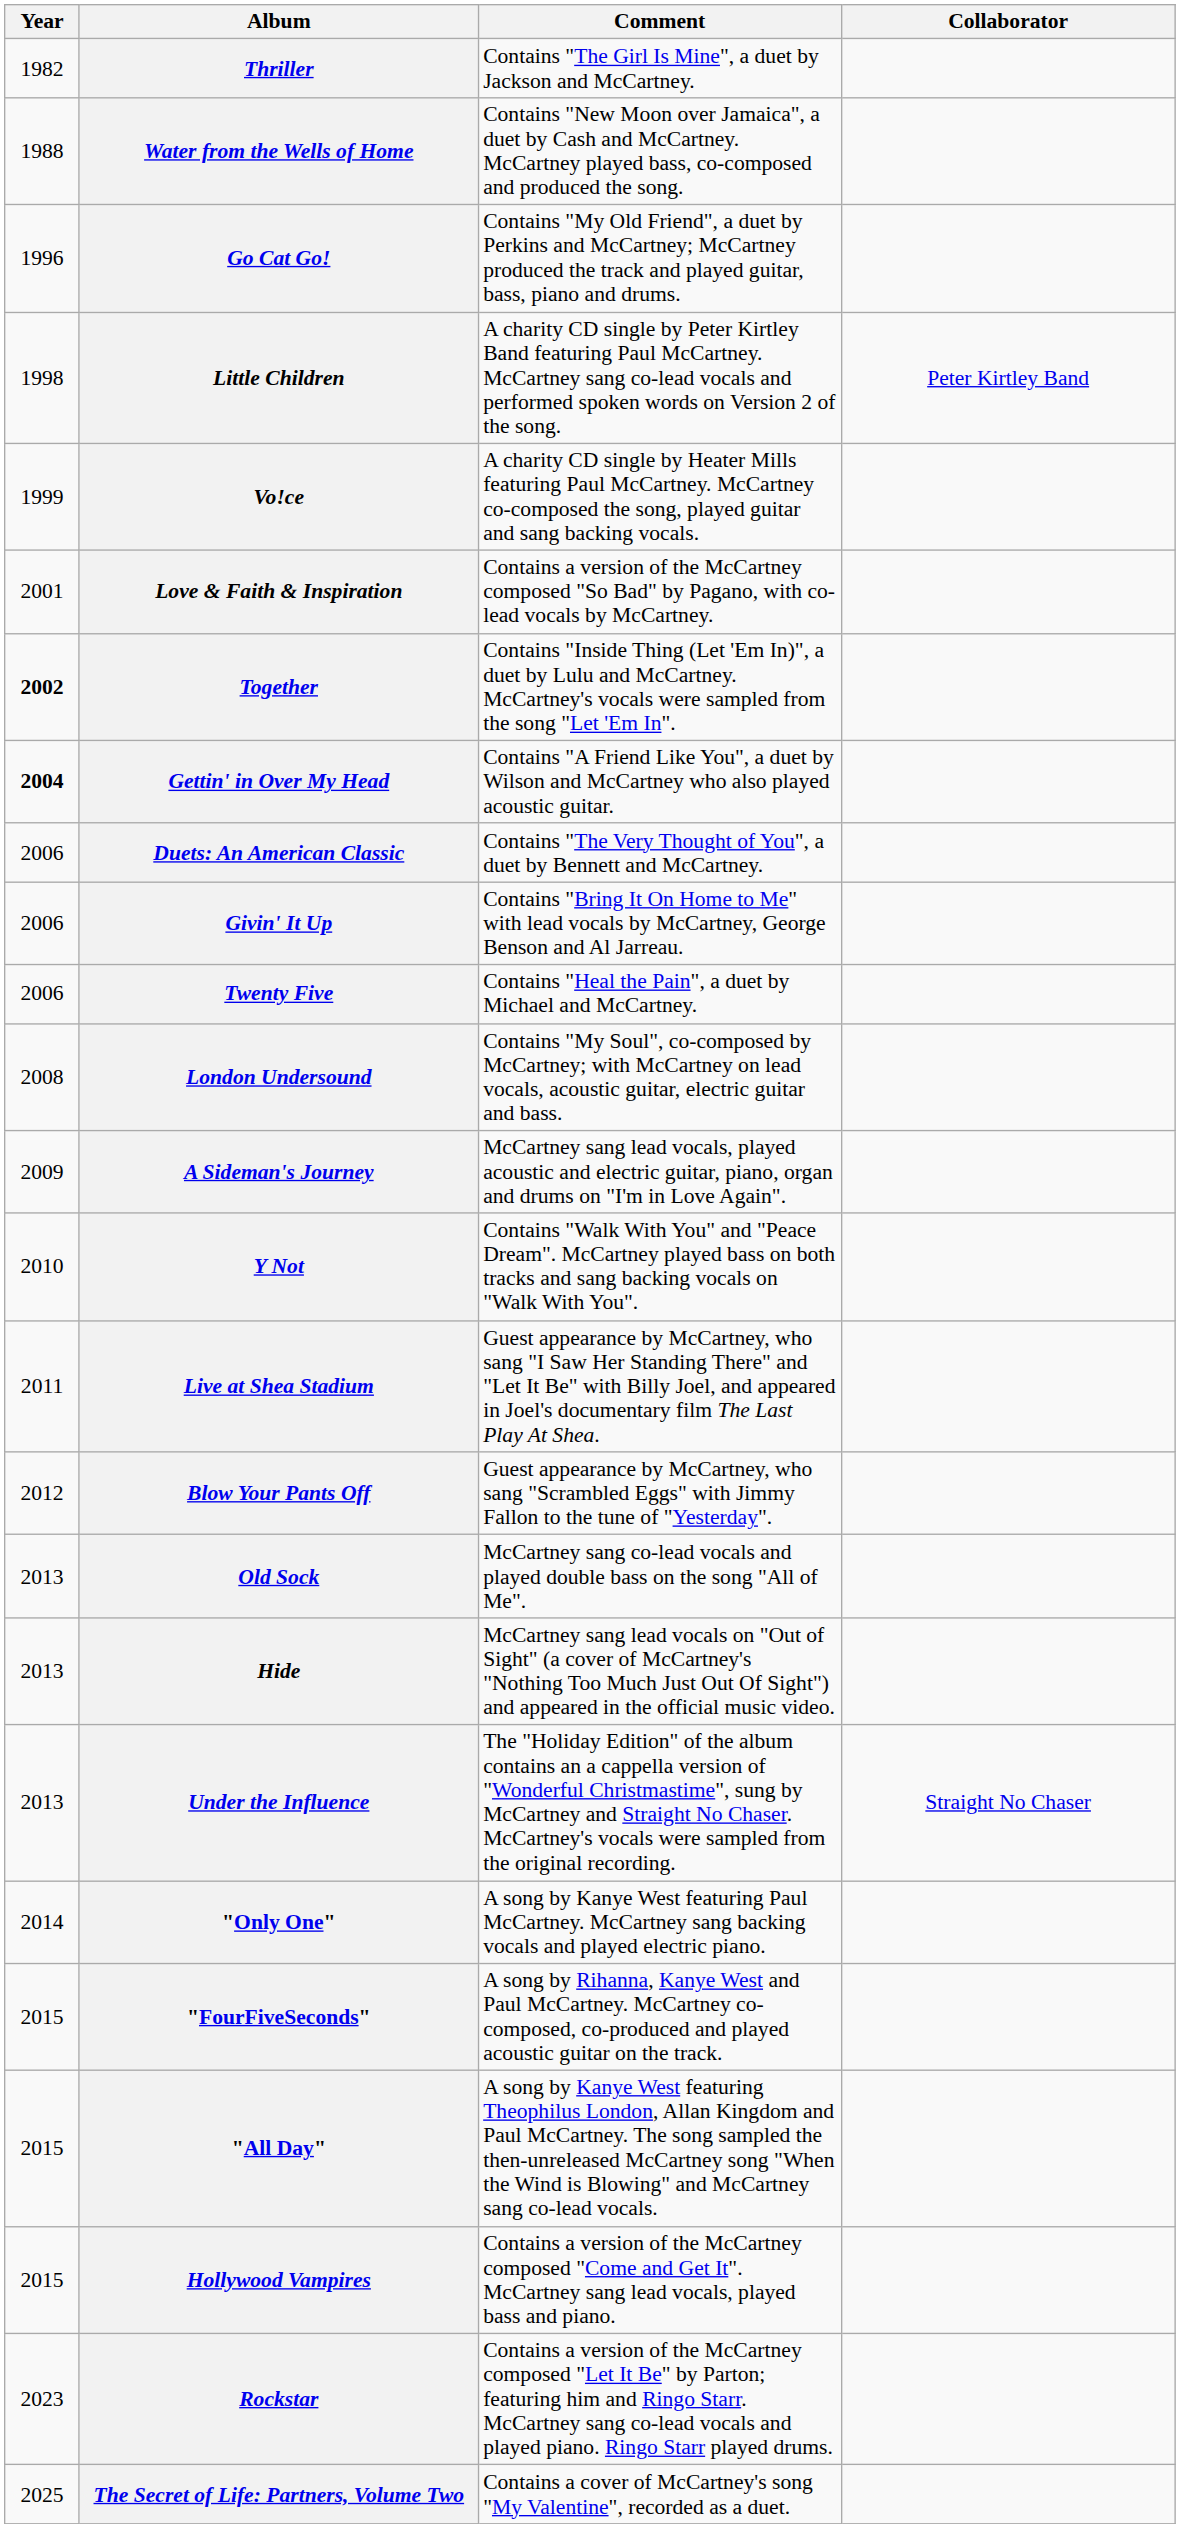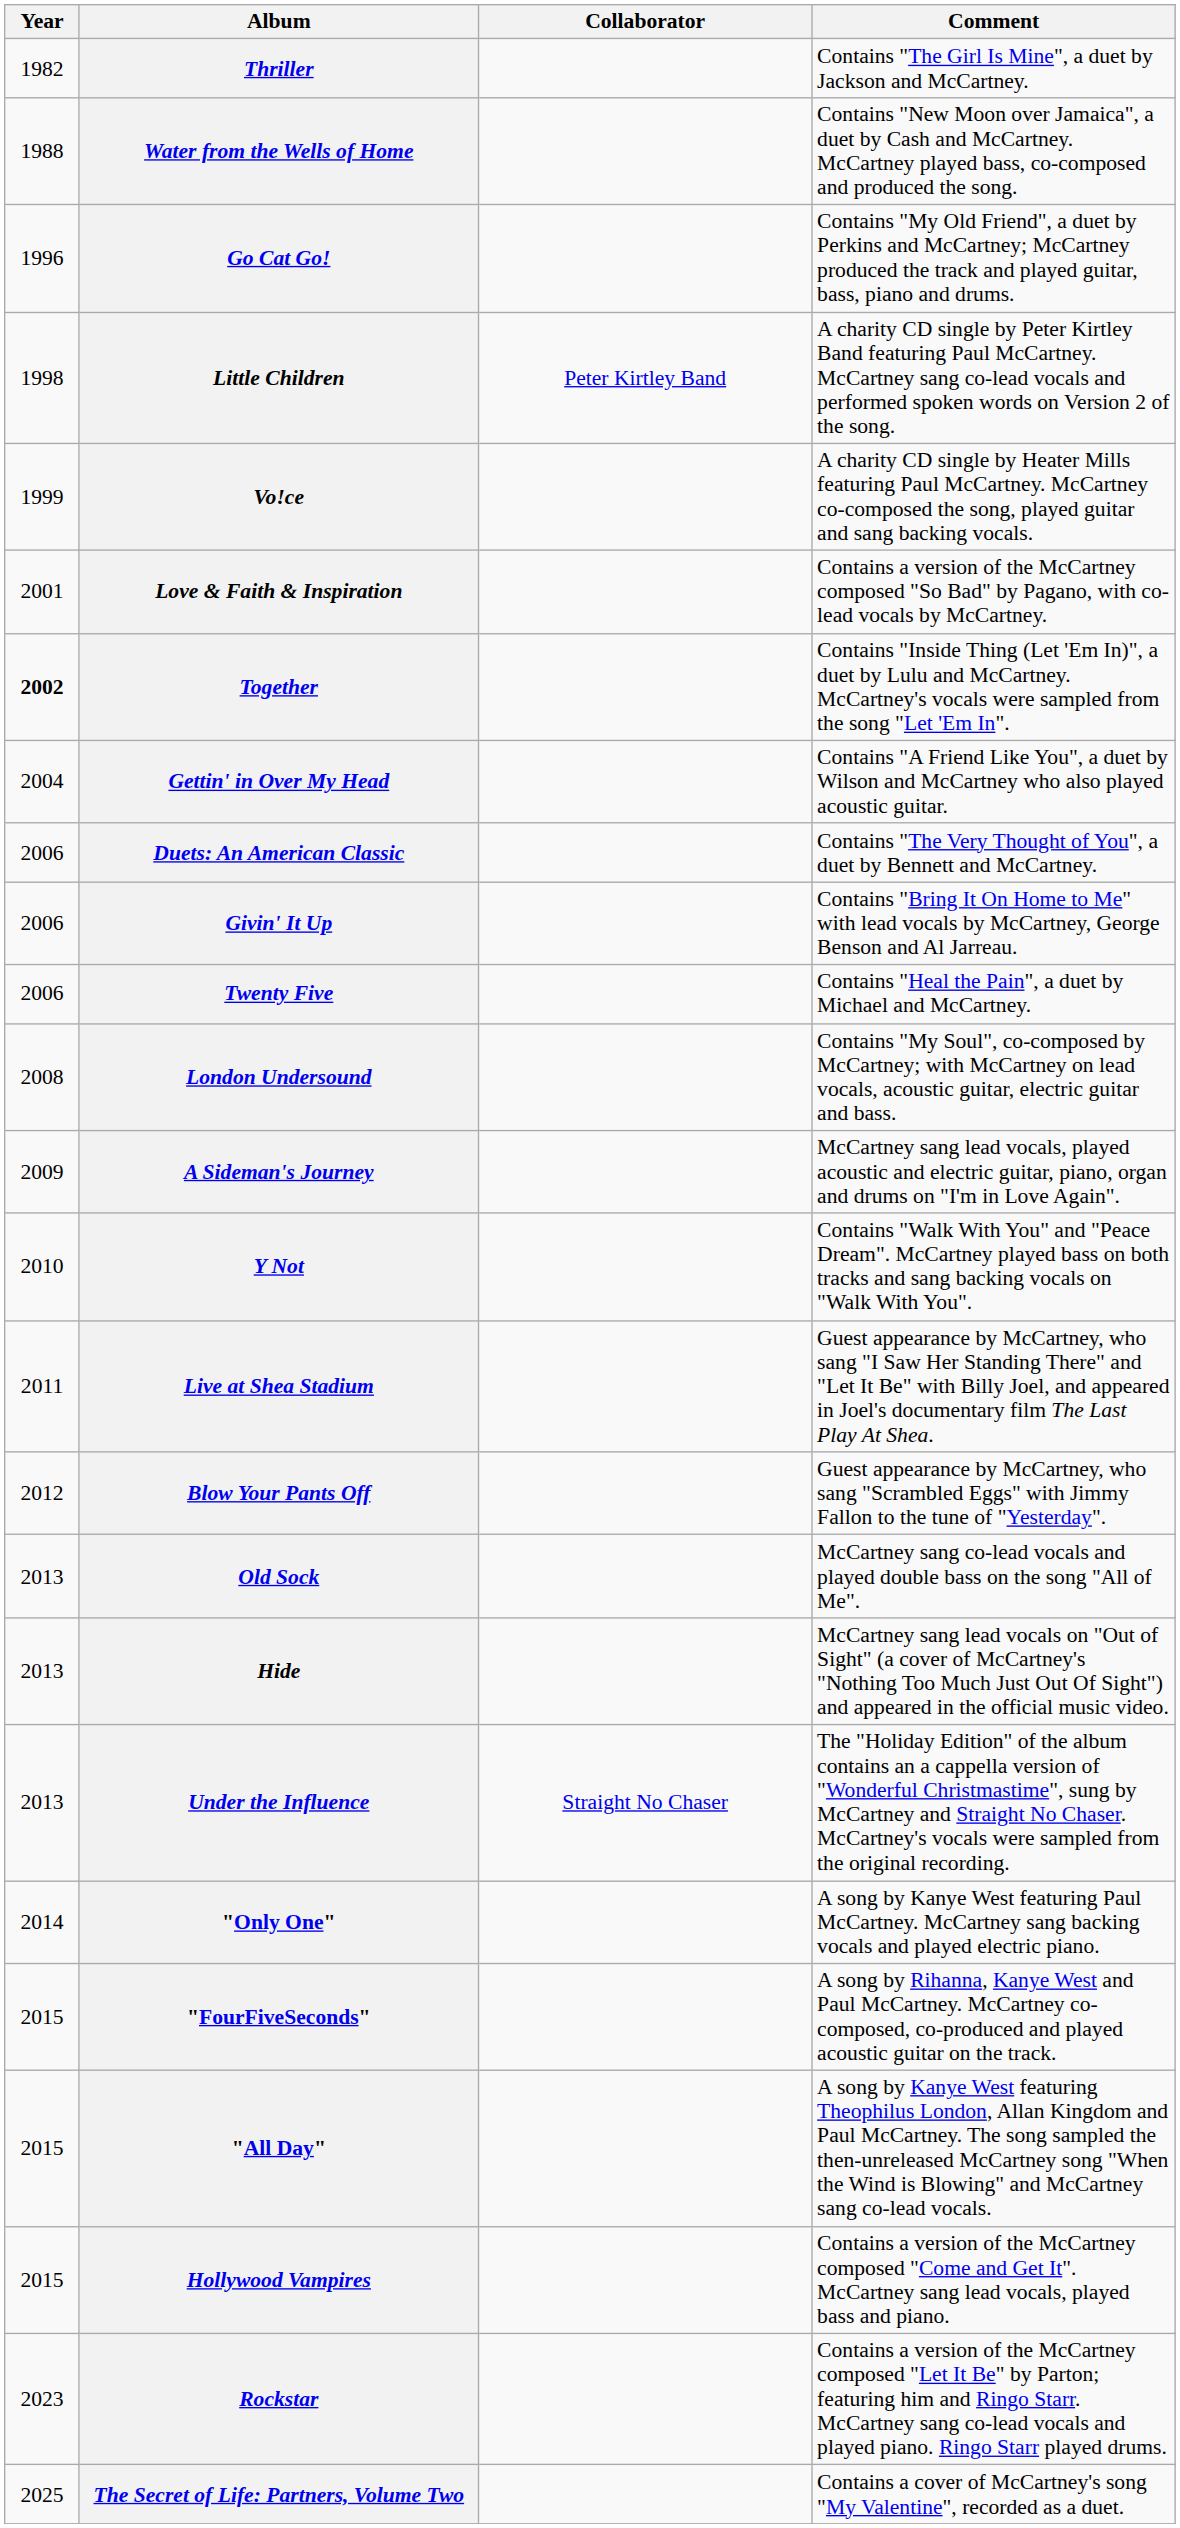columns swapped: (1008, 21) <-> (660, 21)
(42, 781) bold -> (42, 781) normal
